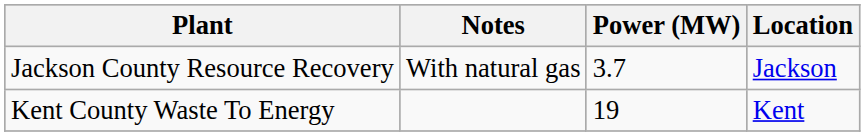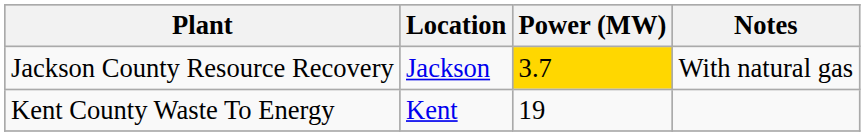columns swapped: (803, 25) <-> (493, 25)
(609, 67) no background -> (535, 67) gold background
